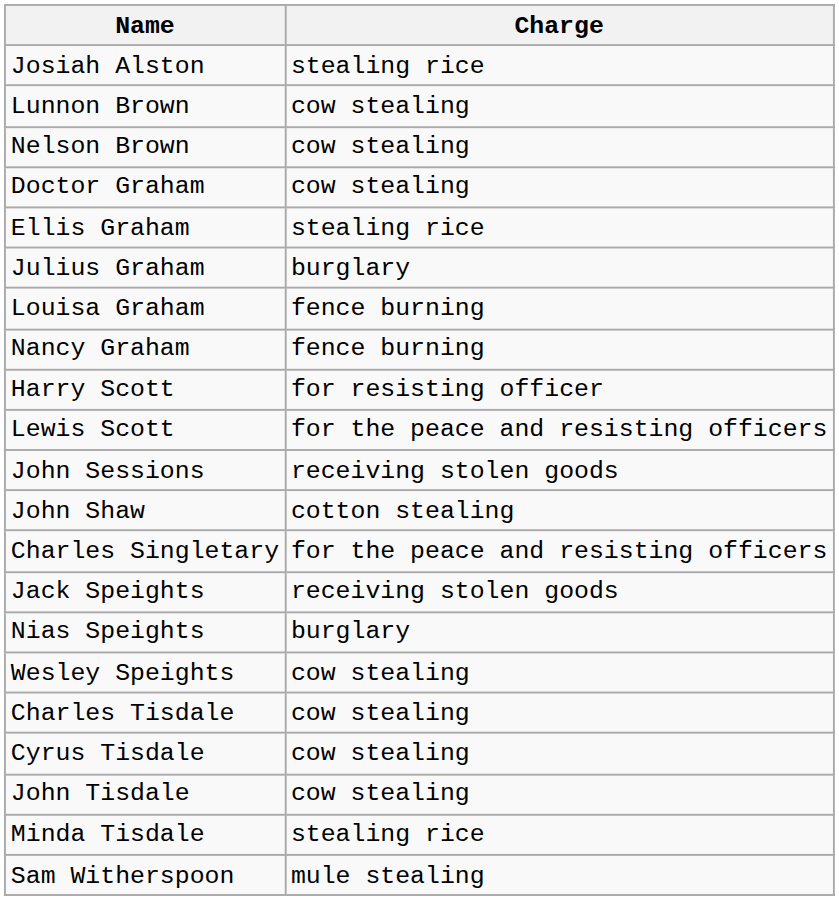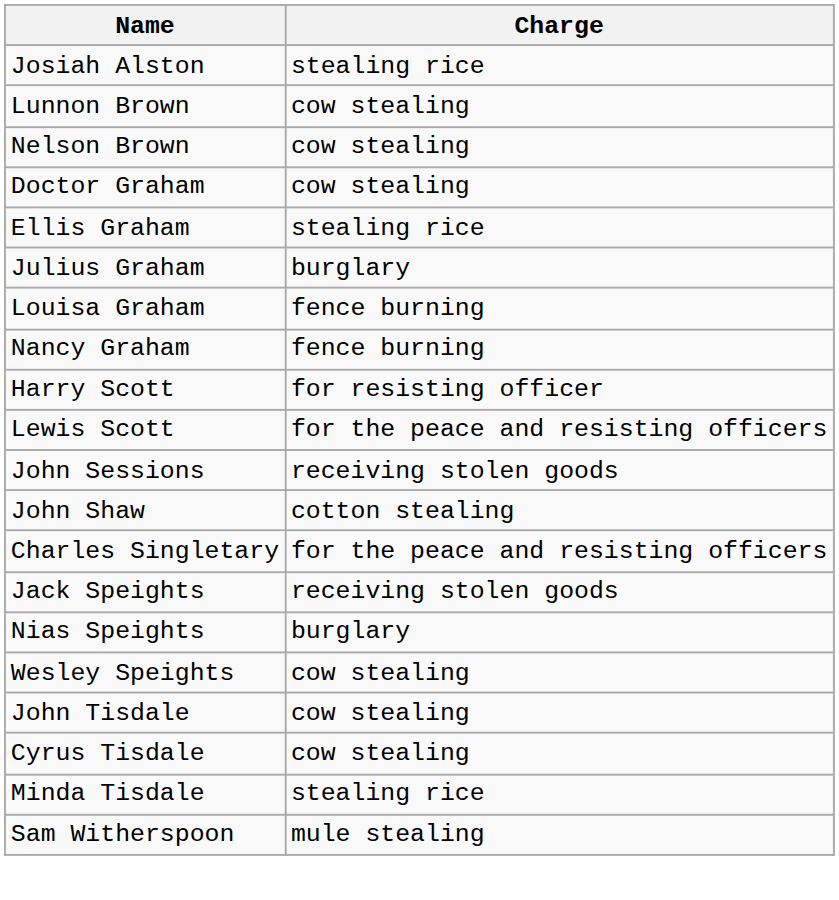- row: (123, 713)
rows swapped: (108, 754) <-> (100, 794)
